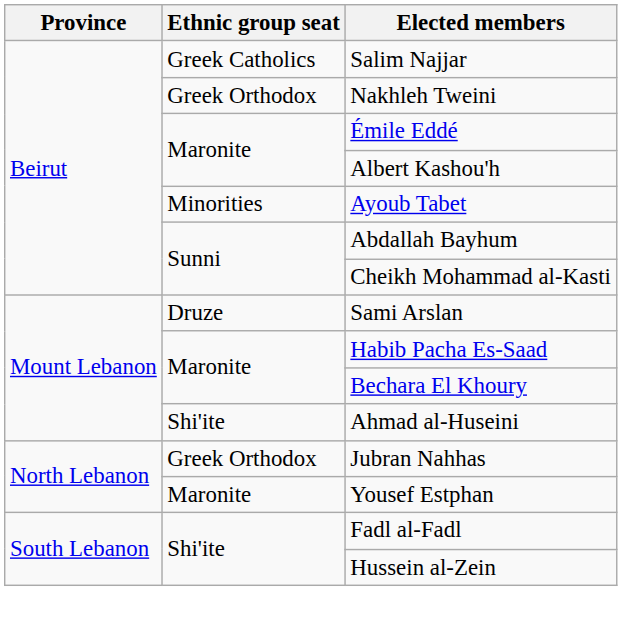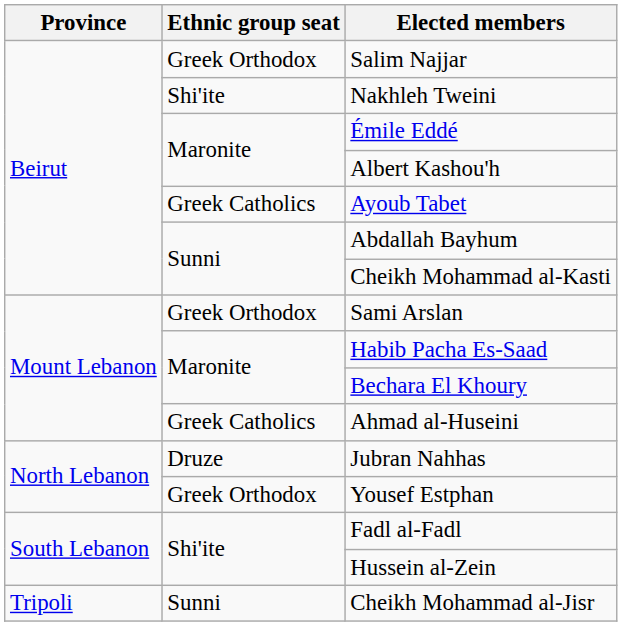(241, 58) Greek Catholics -> (242, 58) Greek Orthodox
(242, 95) Greek Orthodox -> (196, 95) Shi'ite
(215, 204) Minorities -> (241, 204) Greek Catholics
(195, 312) Druze -> (242, 312) Greek Orthodox
(196, 421) Shi'ite -> (241, 421) Greek Catholics
(242, 458) Greek Orthodox -> (195, 458) Druze
(209, 494) Maronite -> (242, 494) Greek Orthodox
+ row: (472, 603)
